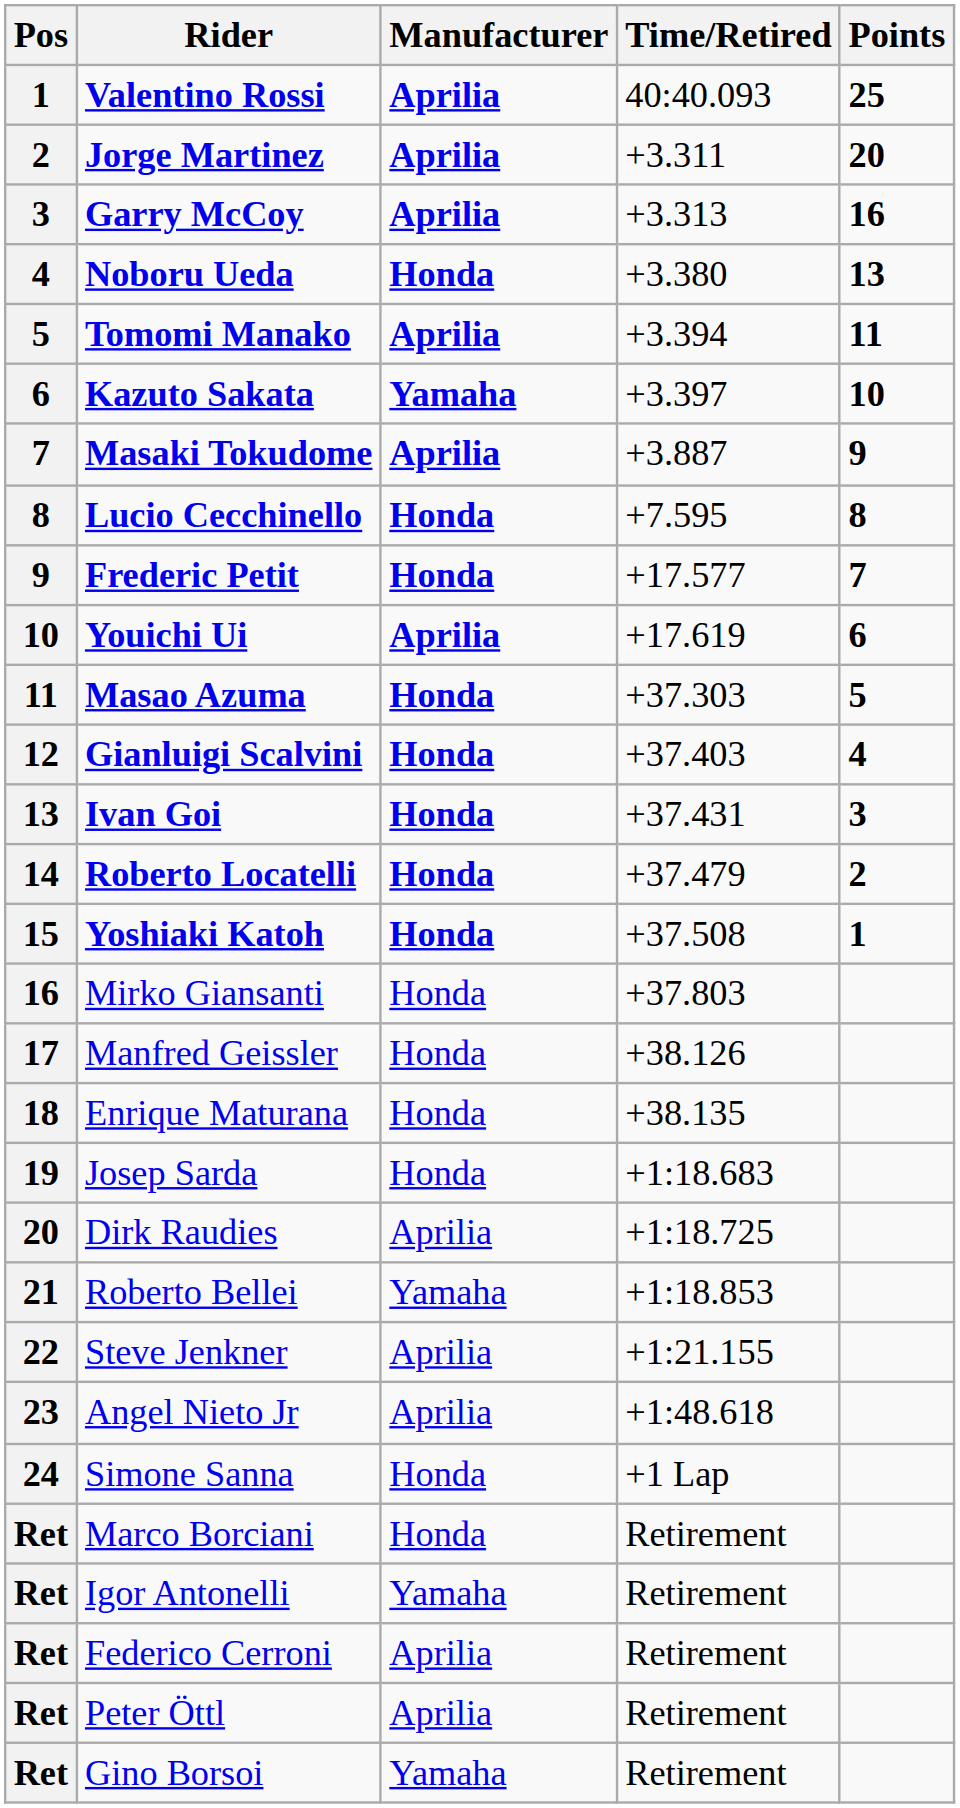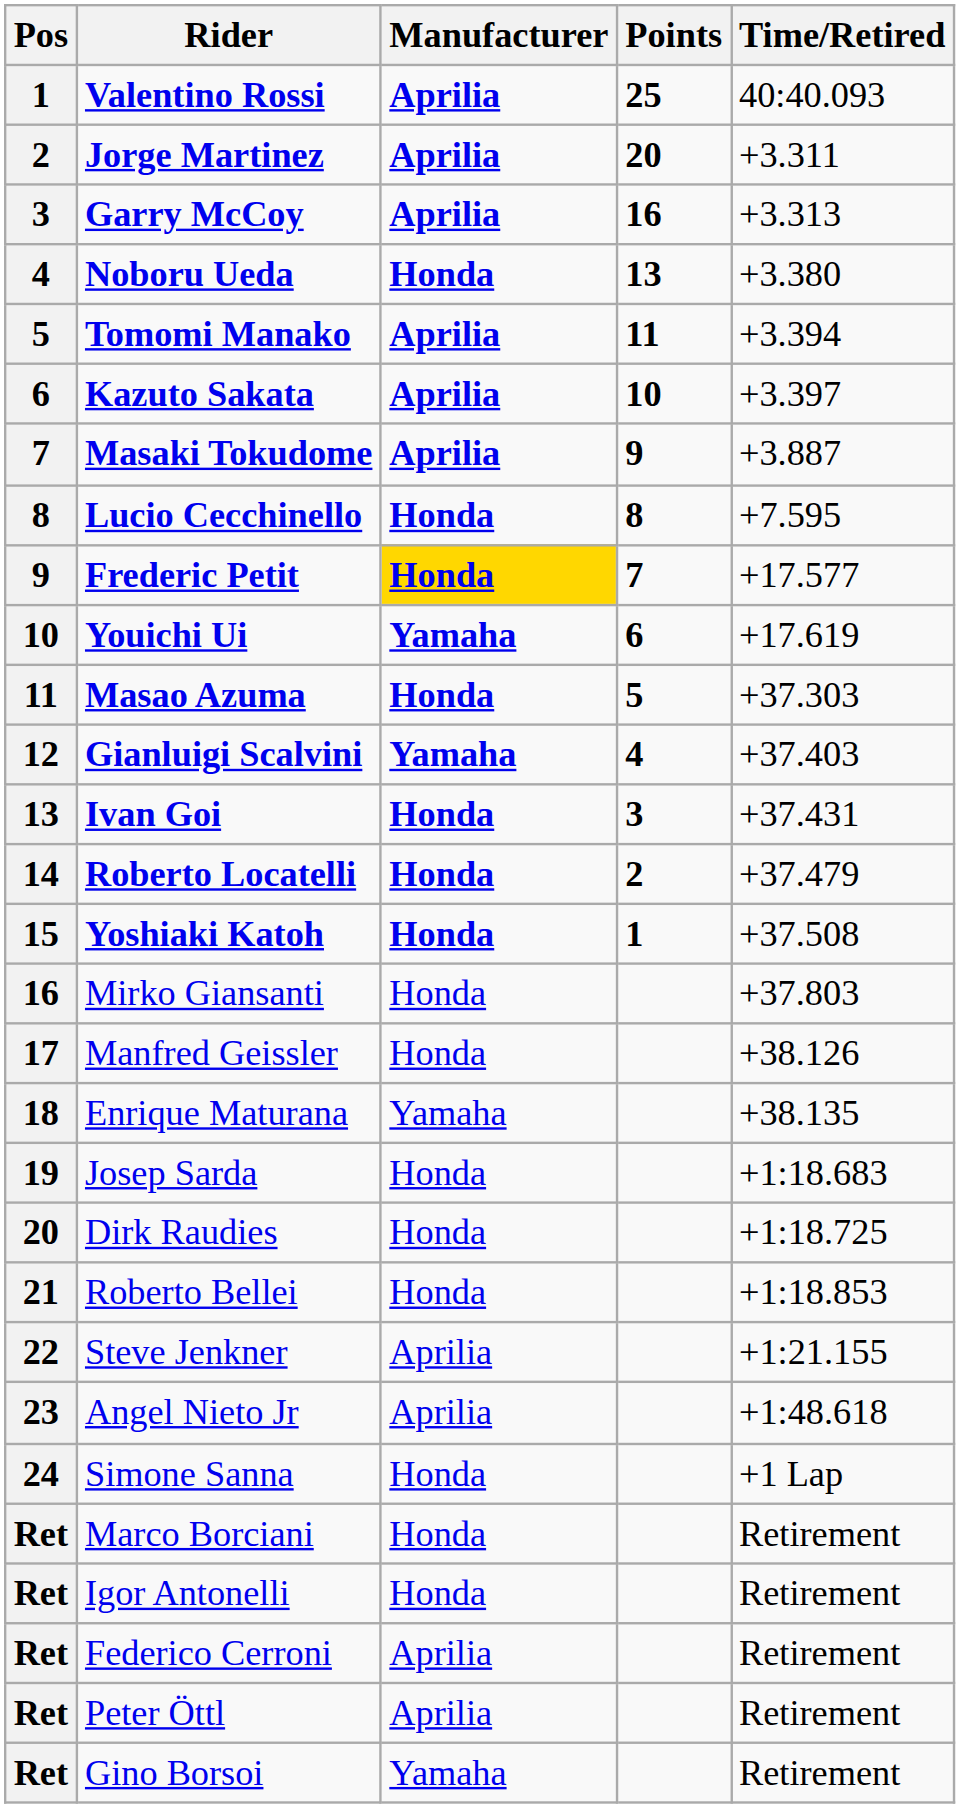columns swapped: (728, 34) <-> (897, 34)
(453, 394) Yamaha -> (445, 394) Aprilia
(442, 573) no background -> (442, 573) gold background
(445, 633) Aprilia -> (453, 633) Yamaha
(442, 753) Honda -> (453, 753) Yamaha
(438, 1112) Honda -> (448, 1112) Yamaha
(441, 1232) Aprilia -> (438, 1232) Honda
(448, 1292) Yamaha -> (438, 1292) Honda
(448, 1592) Yamaha -> (438, 1592) Honda
